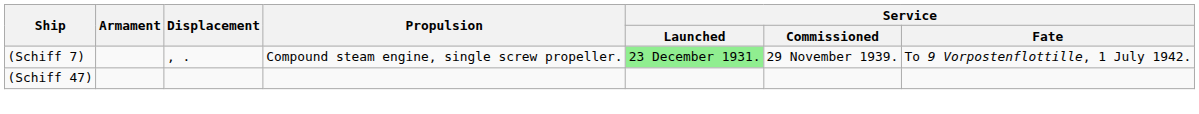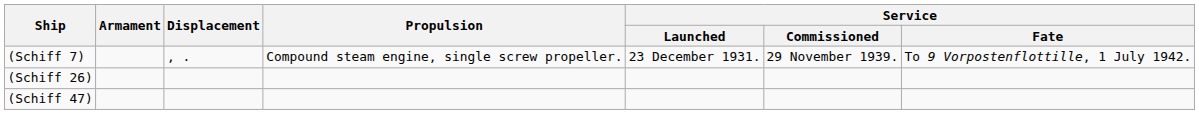(695, 57) lightgreen background -> (695, 57) no background
+ row: (50, 78)
